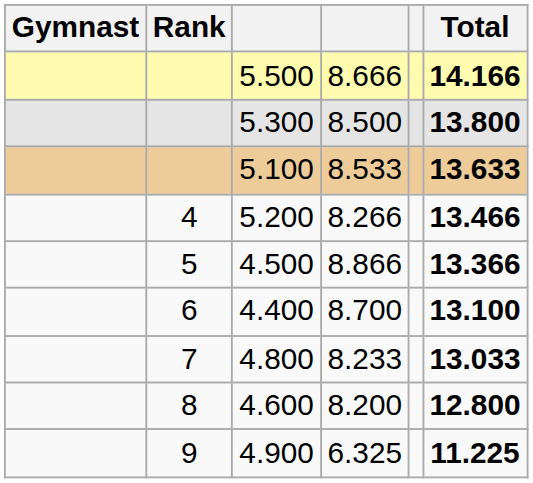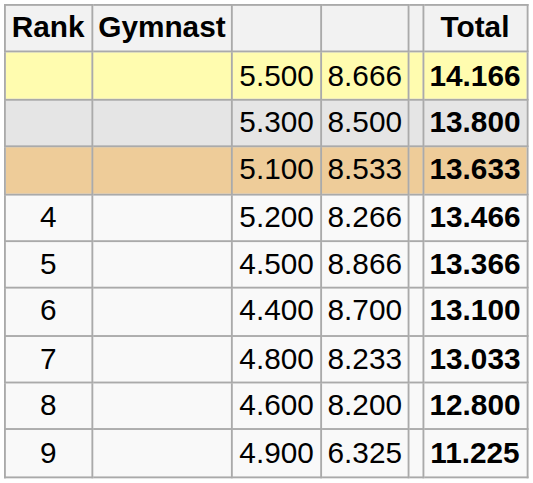columns swapped: (189, 28) <-> (75, 28)
